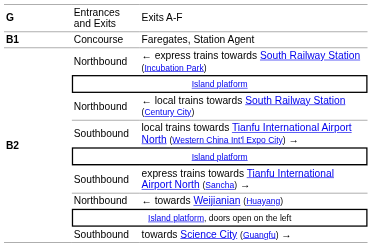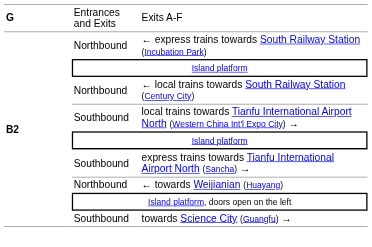- row: (99, 40)
